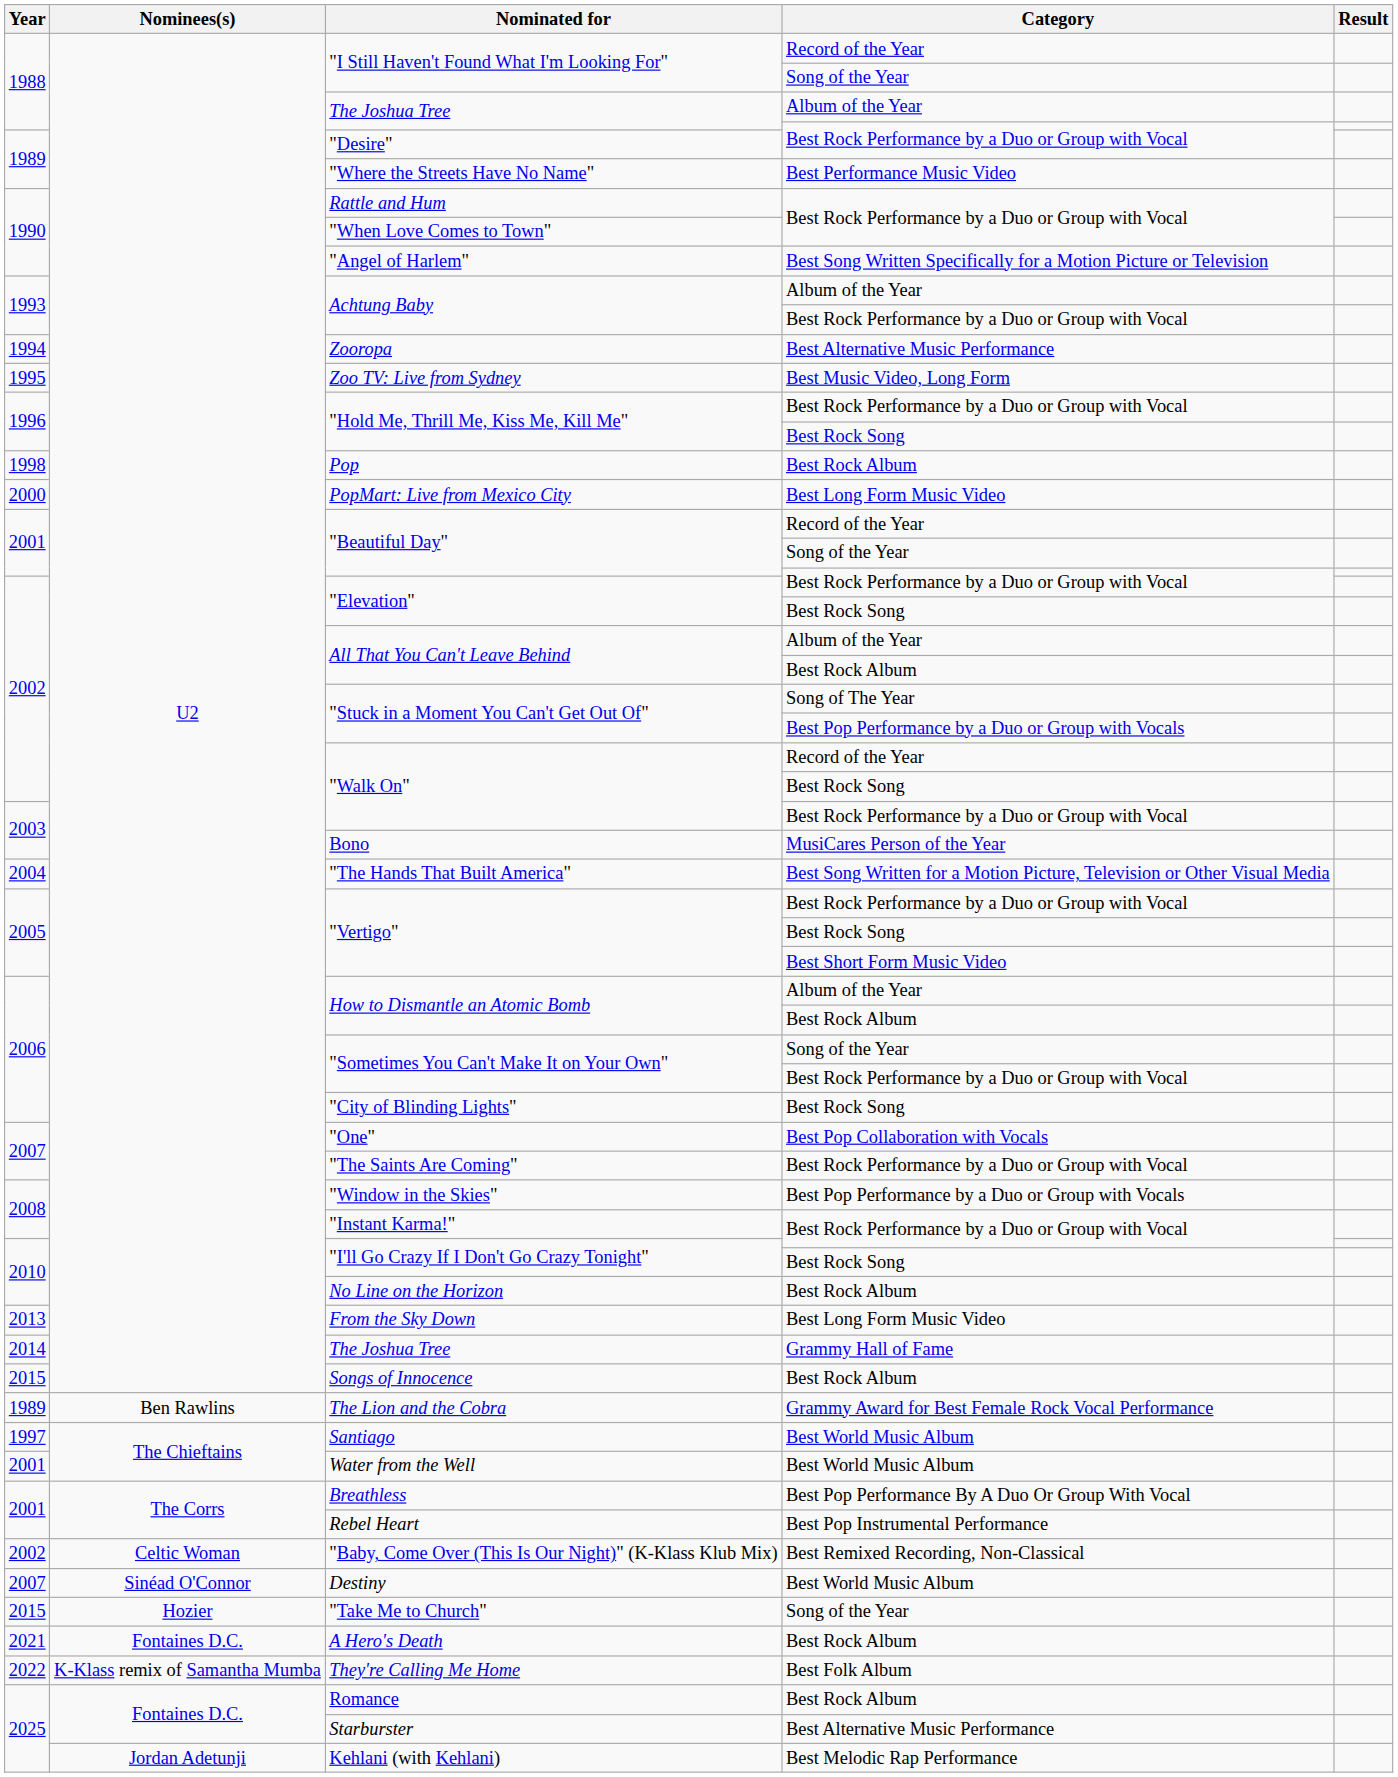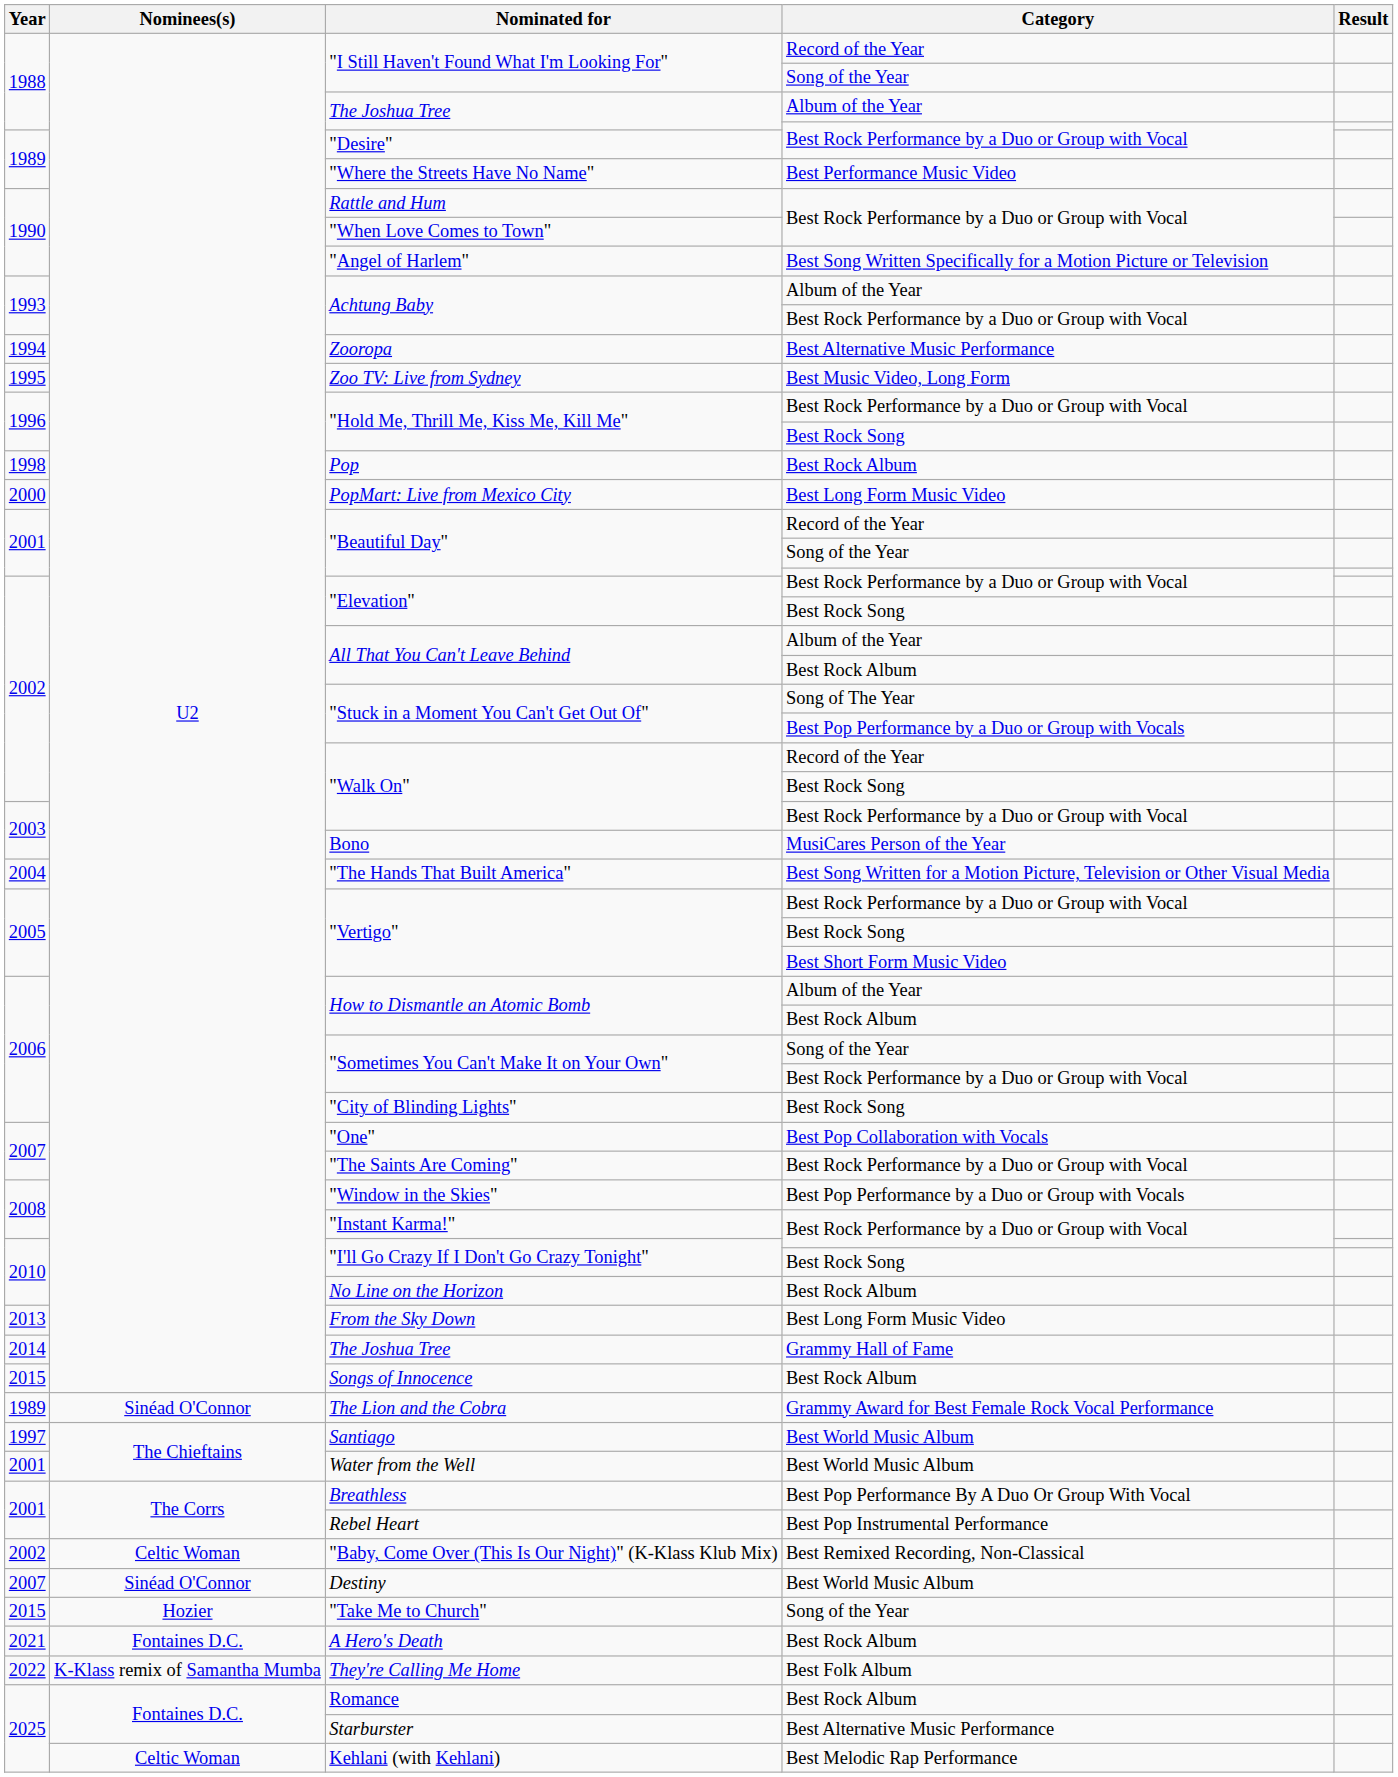(187, 1407) Ben Rawlins -> (187, 1407) Sinéad O'Connor
(187, 1757) Jordan Adetunji -> (187, 1757) Celtic Woman
